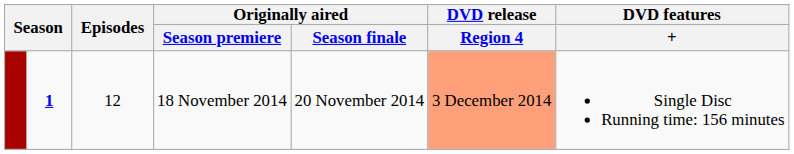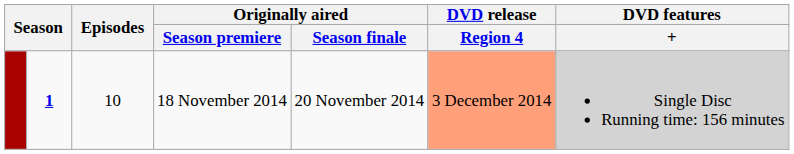(113, 100) 12 -> (113, 100) 10
(672, 110) no background -> (672, 110) lightgrey background
